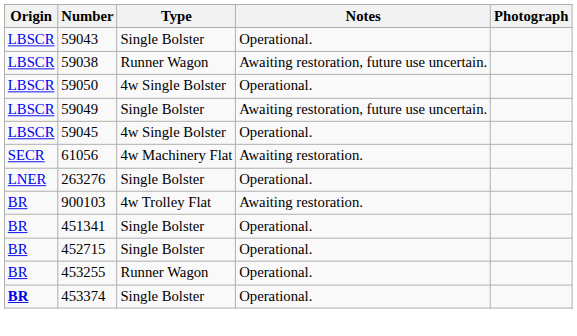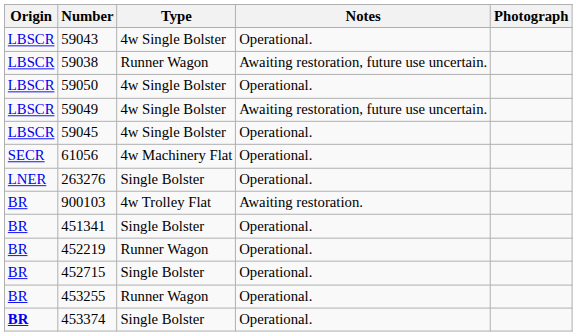(162, 39) Single Bolster -> (173, 39) 4w Single Bolster
(162, 109) Single Bolster -> (173, 109) 4w Single Bolster
(301, 156) Awaiting restoration. -> (276, 156) Operational.
+ row: (83, 249)
